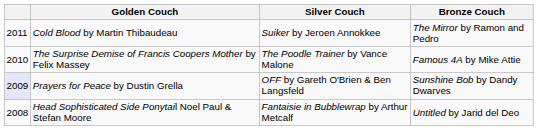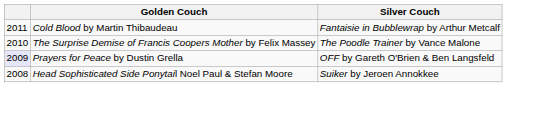- column: (472, 12)
(321, 33) Suiker by Jeroen Annokkee -> (410, 27) Fantaisie in Bubblewrap by Arthur Metcalf
(335, 112) Fantaisie in Bubblewrap by Arthur Metcalf -> (379, 74) Suiker by Jeroen Annokkee
